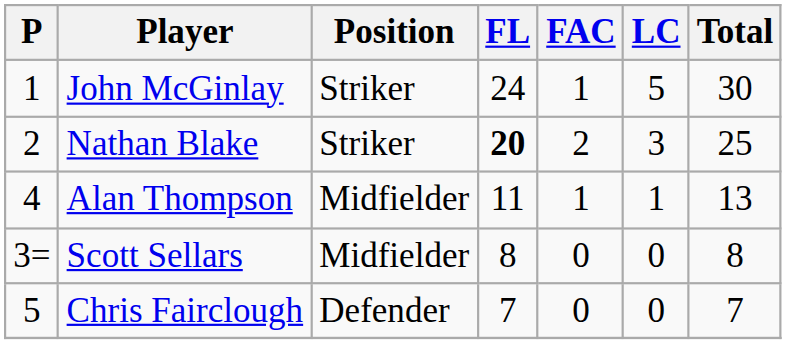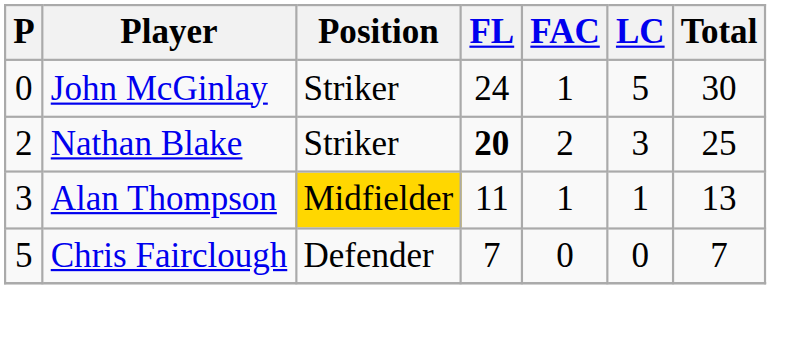(32, 87) 1 -> (24, 87) 0
(32, 198) 4 -> (24, 198) 3
(394, 198) no background -> (378, 198) gold background
- row: (155, 254)
